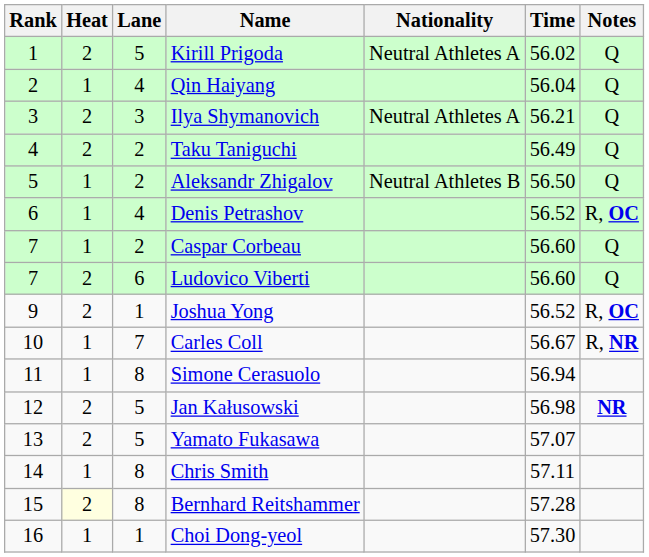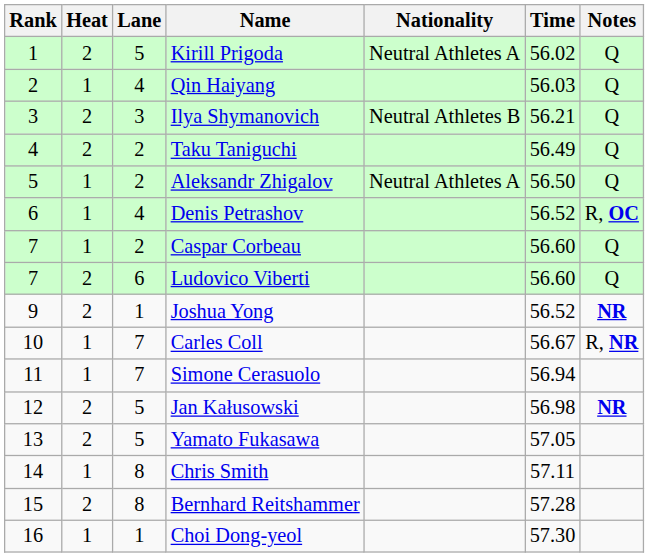(553, 85) 56.04 -> (553, 85) 56.03
(445, 117) Neutral Athletes A -> (445, 117) Neutral Athletes B
(445, 181) Neutral Athletes B -> (445, 181) Neutral Athletes A
(612, 310) R, OC -> (612, 310) NR
(139, 375) 8 -> (139, 375) 7
(553, 439) 57.07 -> (553, 439) 57.05
(87, 504) lightyellow background -> (87, 504) no background
